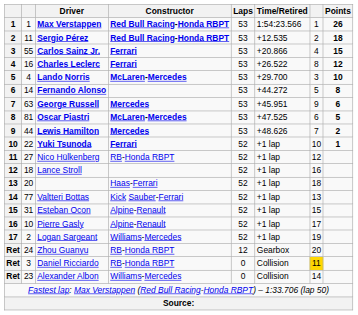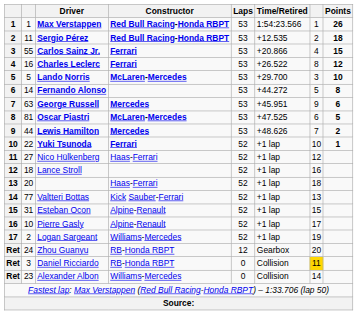(29, 77) 4 -> (29, 77) 5
(142, 157) RB-Honda RBPT -> (134, 157) Haas-Ferrari
